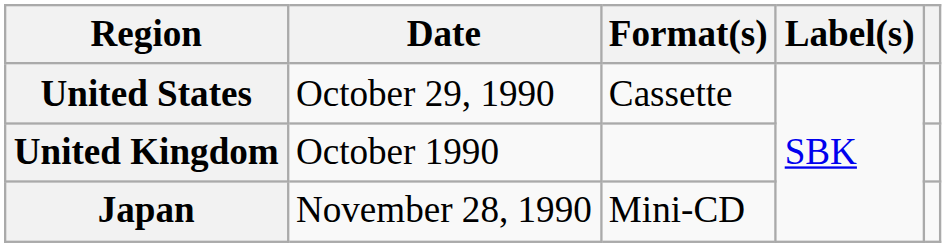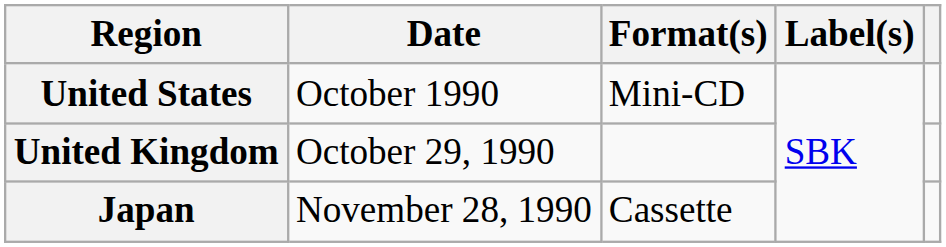(425, 92) October 29, 1990 -> (397, 92) October 1990
(671, 92) Cassette -> (677, 92) Mini-CD
(397, 151) October 1990 -> (425, 151) October 29, 1990
(677, 210) Mini-CD -> (671, 210) Cassette
